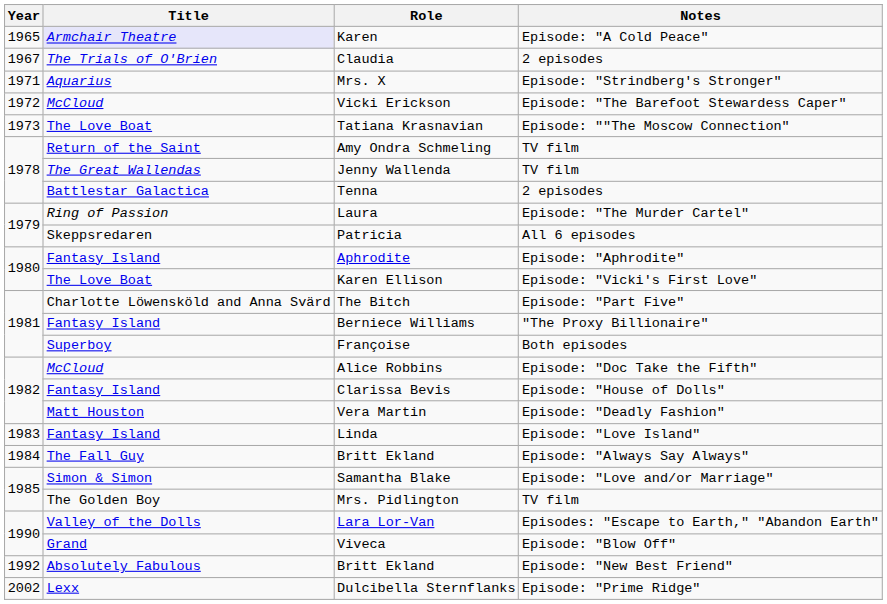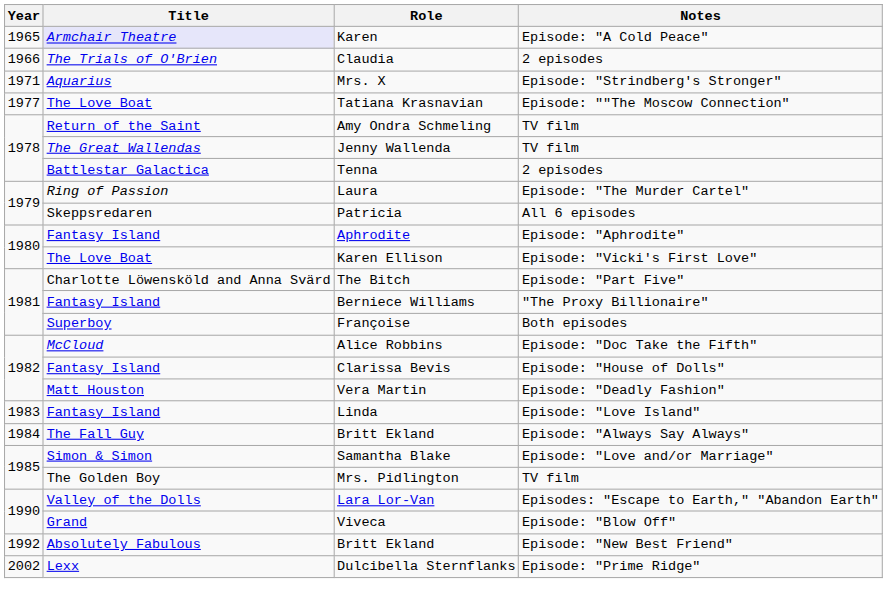(24, 60) 1967 -> (24, 60) 1966
- row: (394, 104)
(24, 126) 1973 -> (24, 104) 1977
